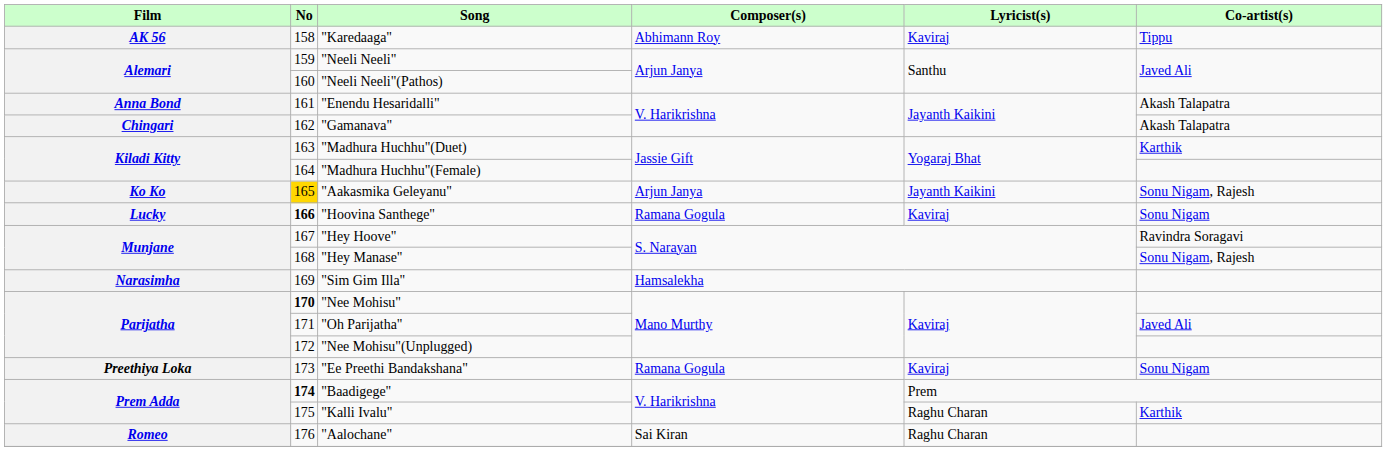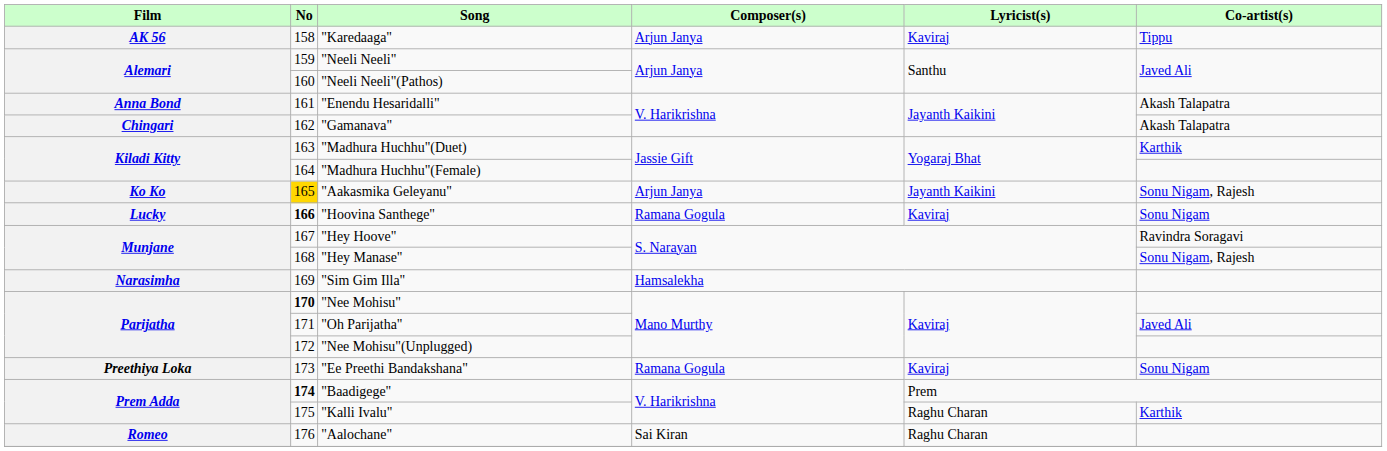(678, 37) Abhimann Roy -> (669, 37) Arjun Janya
